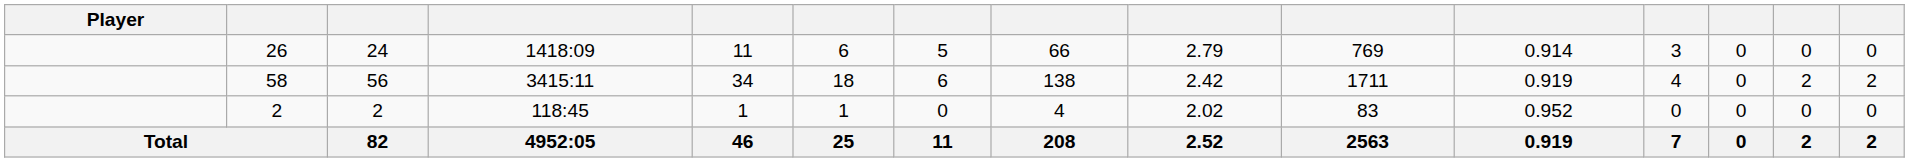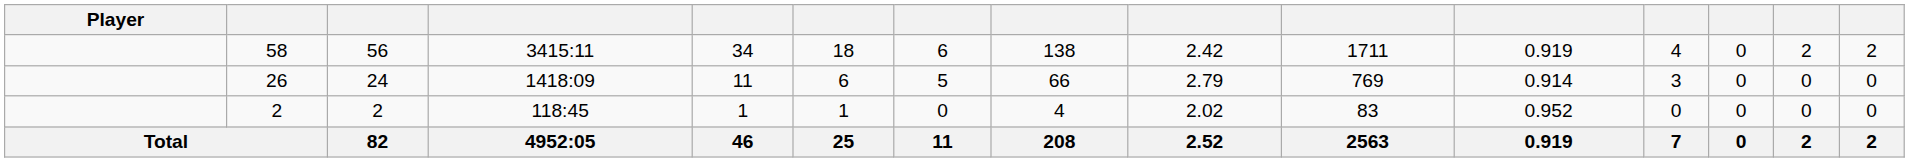rows swapped: (277, 80) <-> (277, 50)
